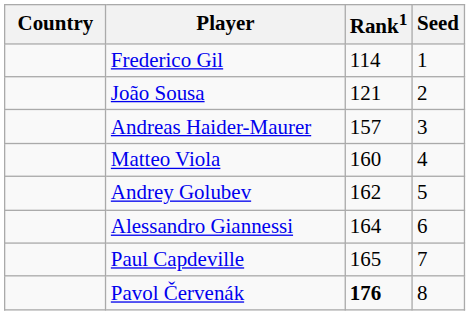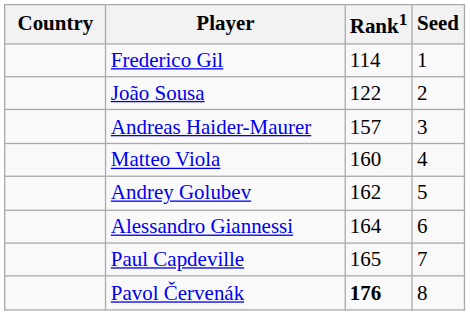(365, 93) 121 -> (365, 93) 122
